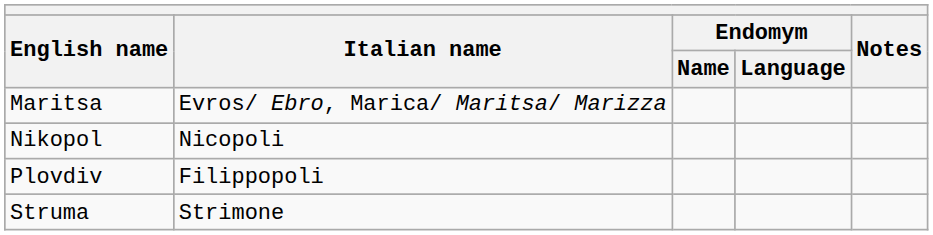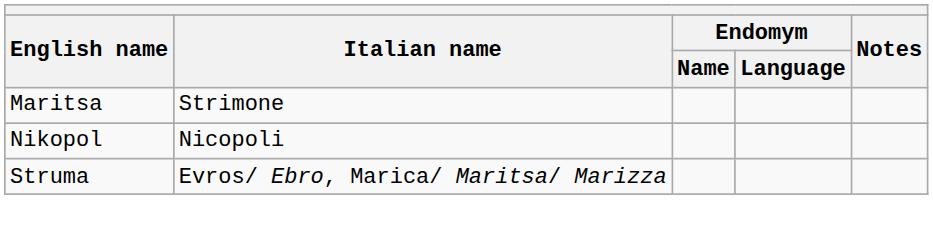(423, 105) Evros/ Ebro, Marica/ Maritsa/ Marizza -> (232, 105) Strimone
- row: (56, 176)
(232, 212) Strimone -> (423, 176) Evros/ Ebro, Marica/ Maritsa/ Marizza
